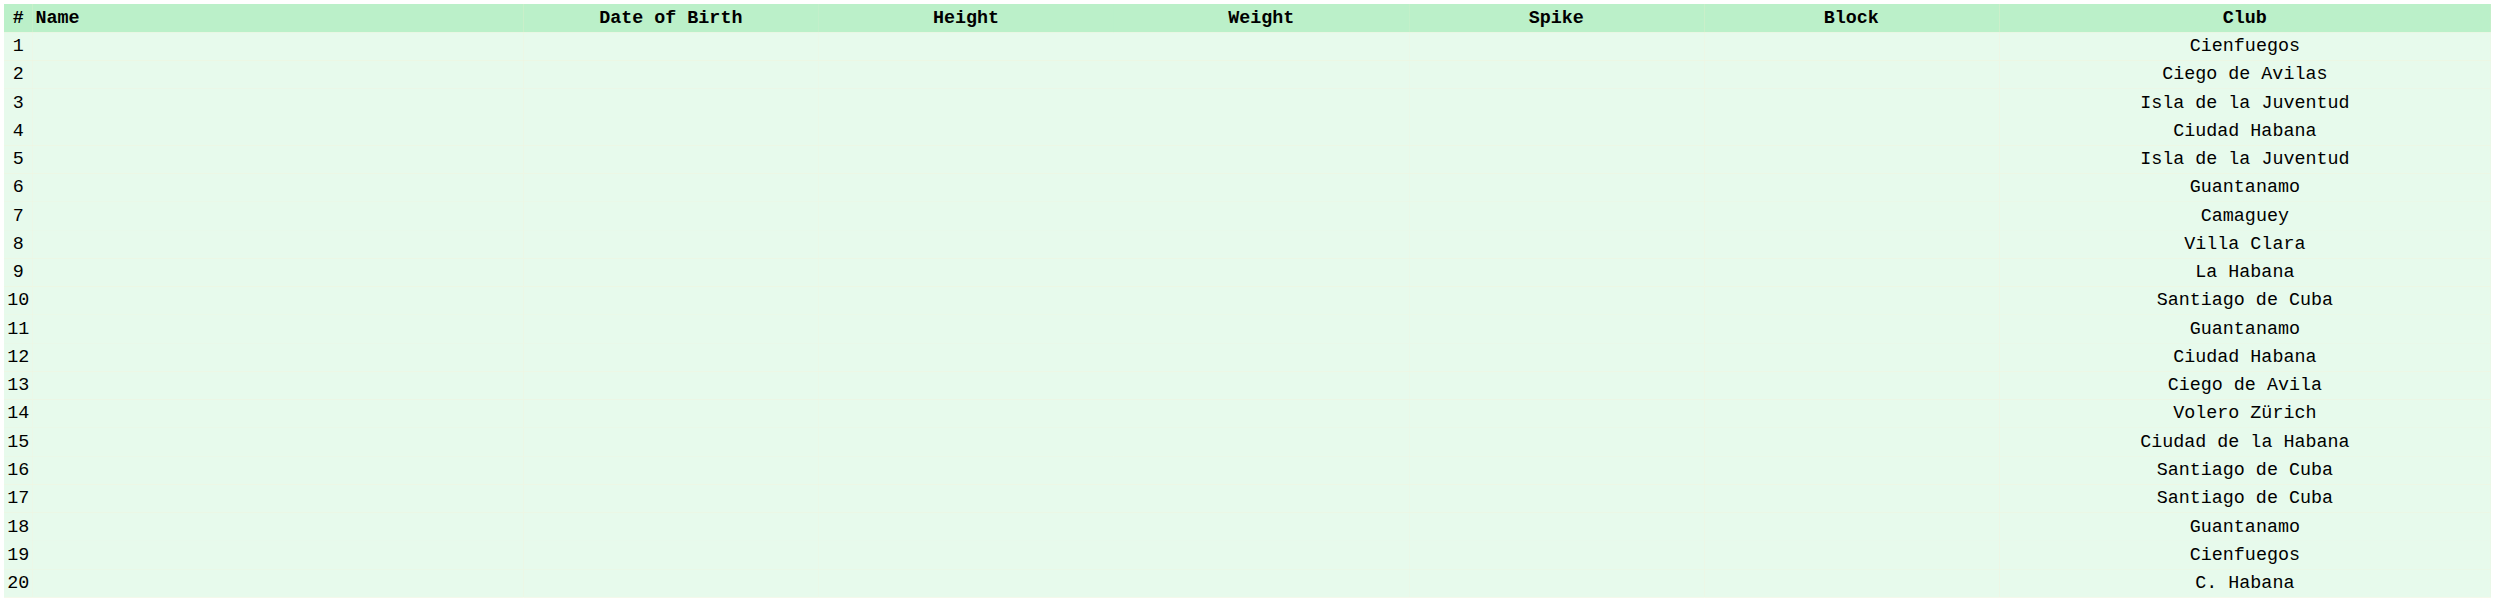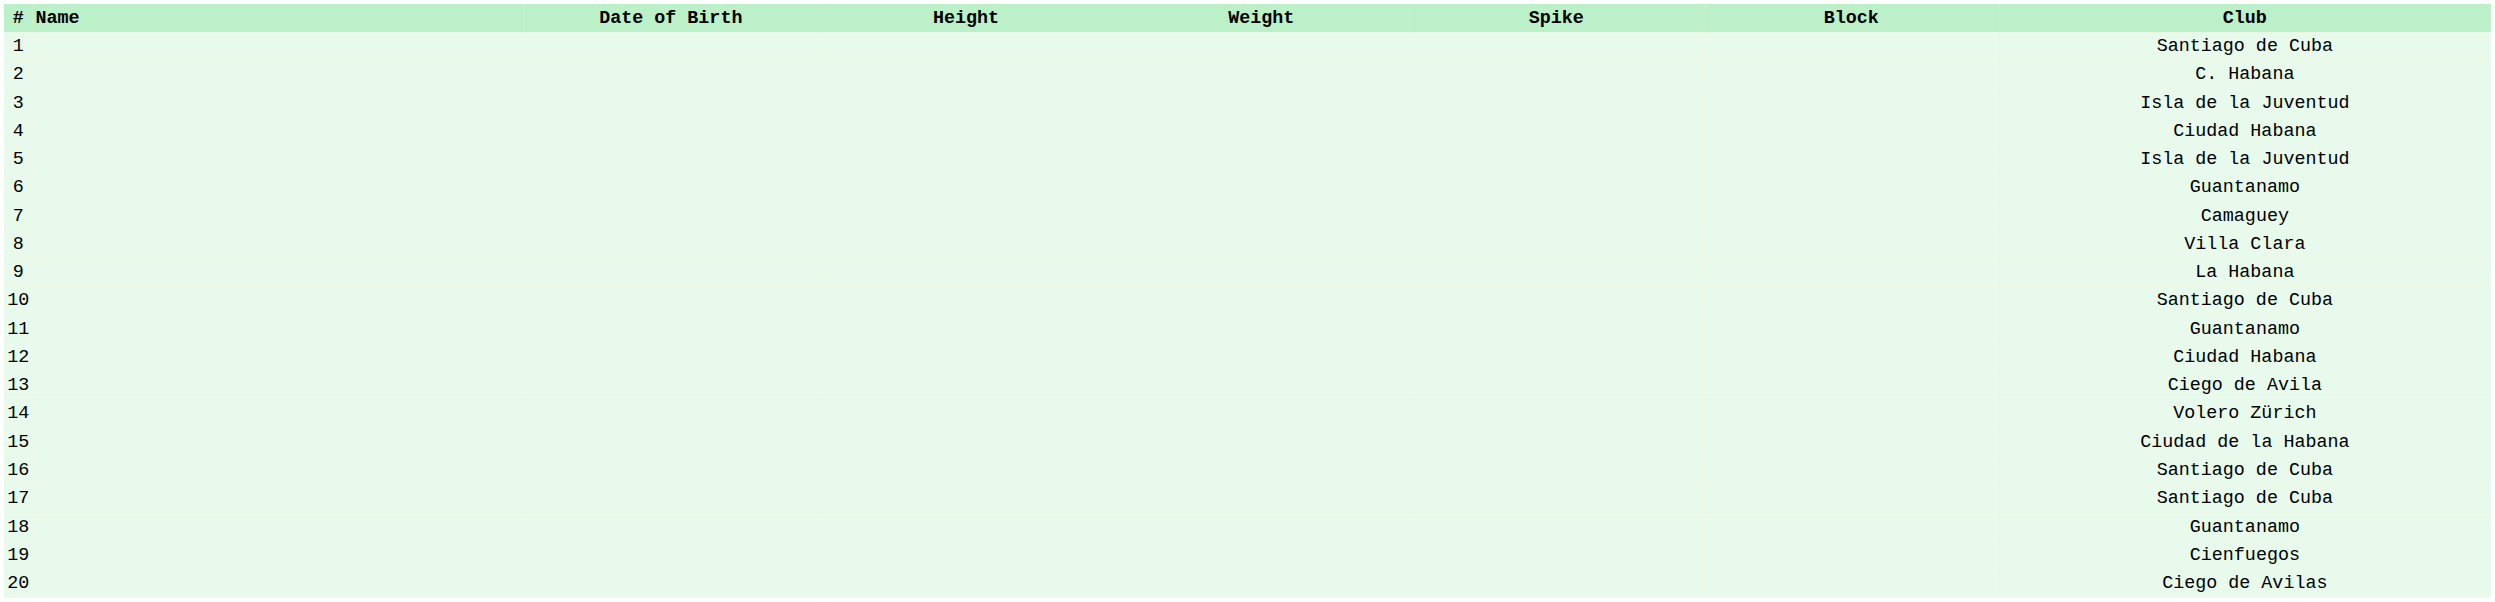(2245, 46) Cienfuegos -> (2245, 46) Santiago de Cuba
(2245, 75) Ciego de Avilas -> (2245, 75) C. Habana
(2245, 583) C. Habana -> (2245, 583) Ciego de Avilas
